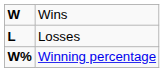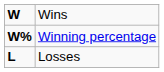rows swapped: (59, 36) <-> (97, 57)
